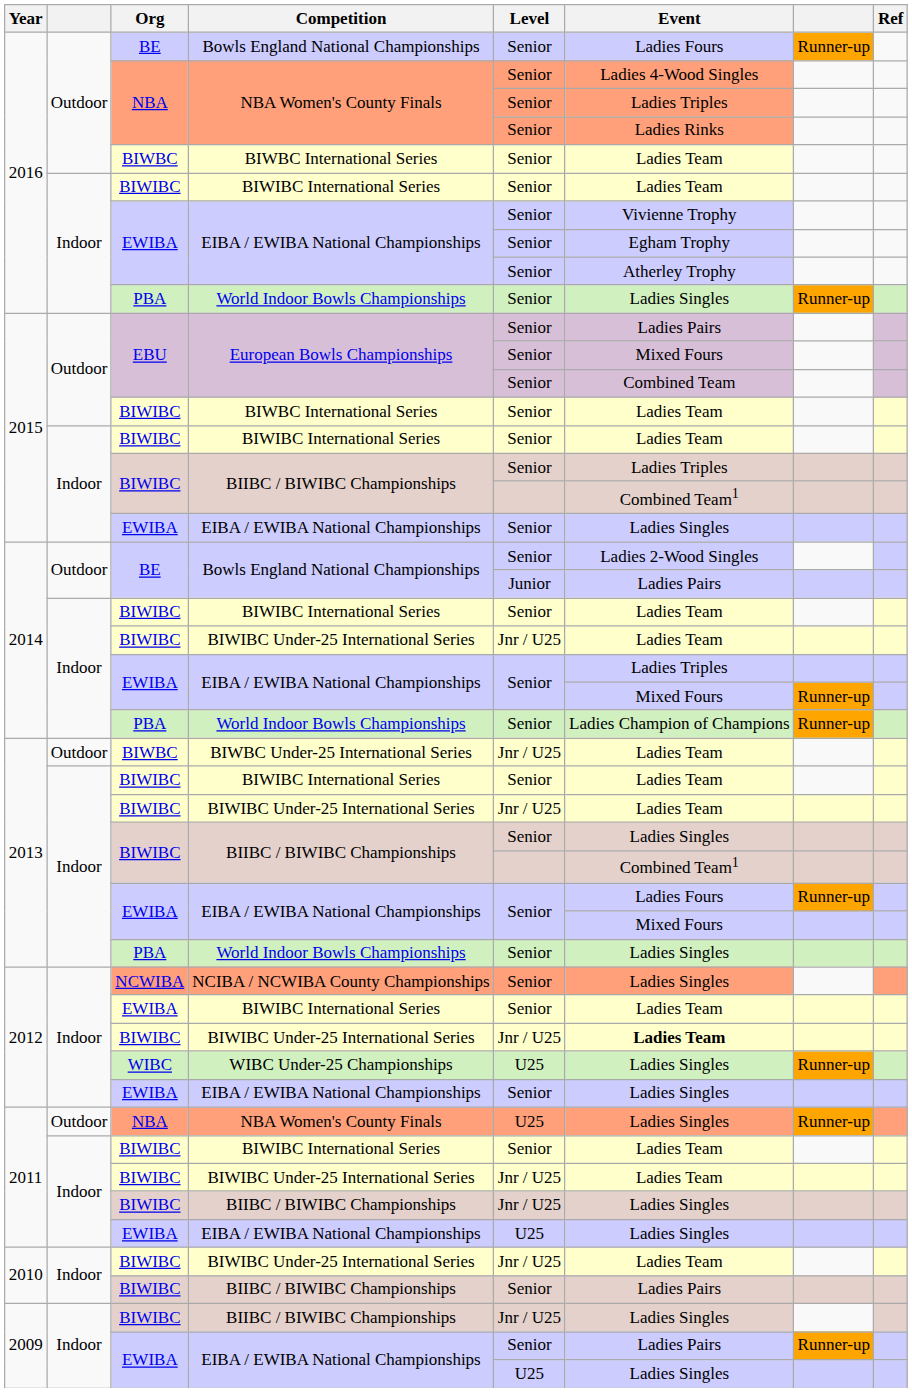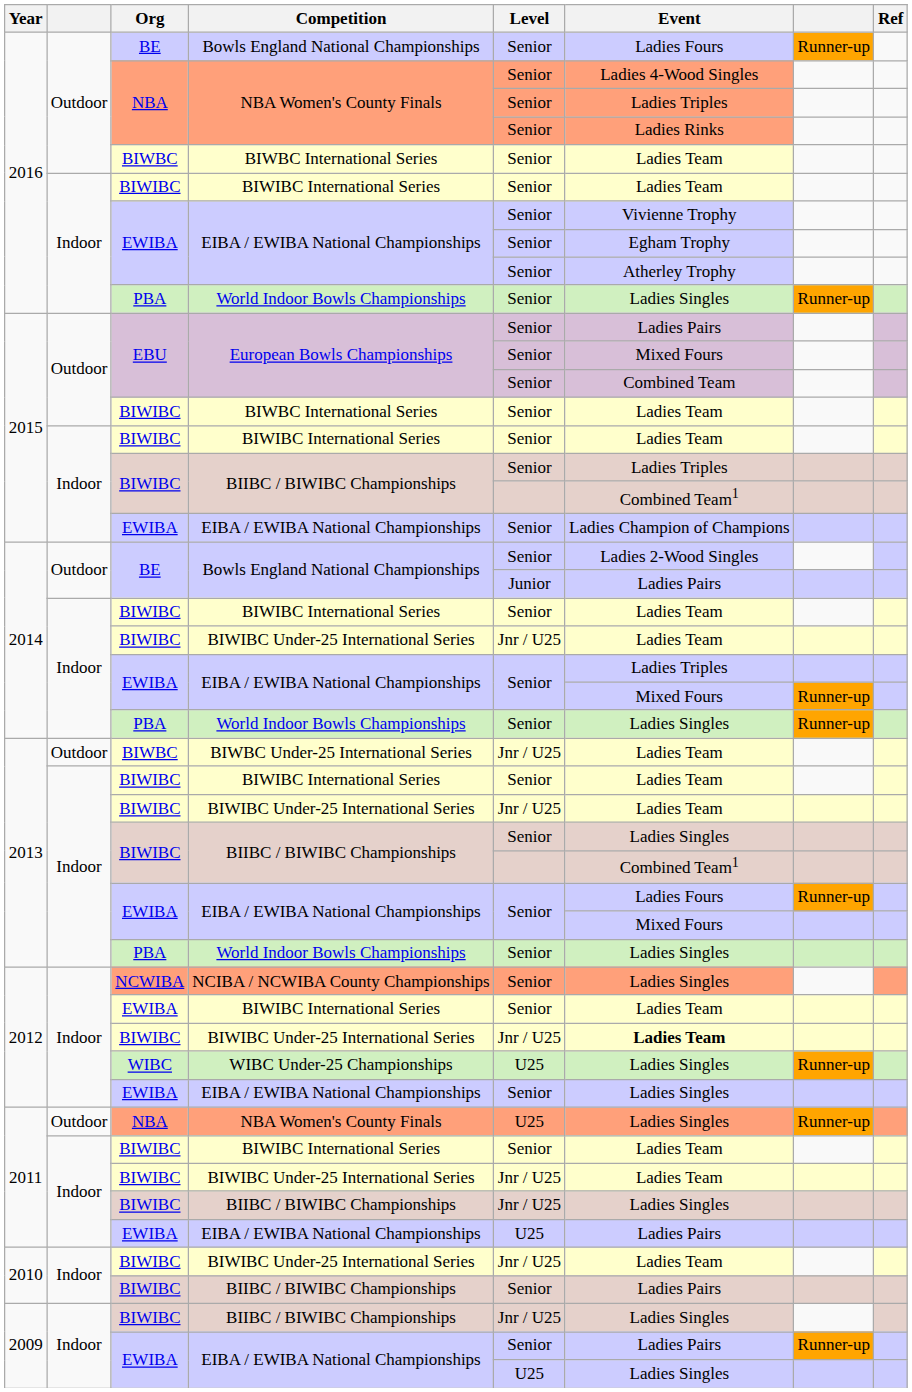(679, 527) Ladies Singles -> (679, 527) Ladies Champion of Champions
(679, 723) Ladies Champion of Champions -> (679, 723) Ladies Singles
(679, 1232) Ladies Singles -> (679, 1232) Ladies Pairs
